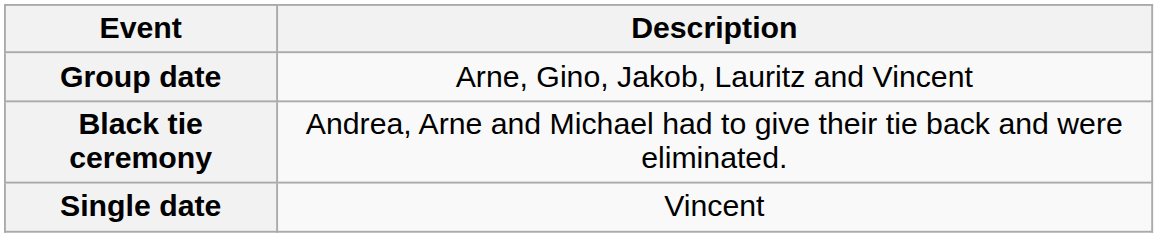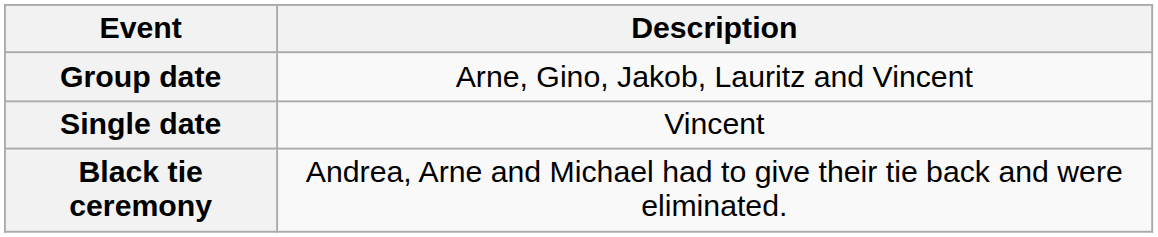rows swapped: (141, 206) <-> (141, 141)
